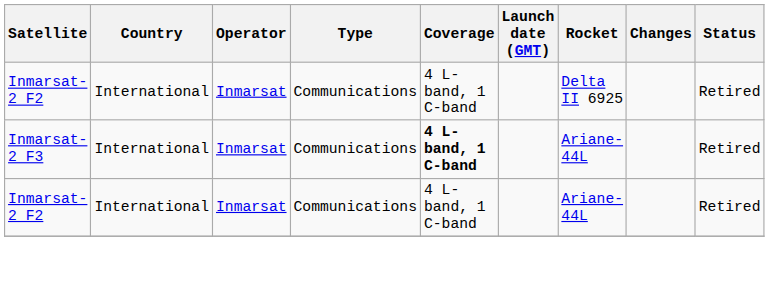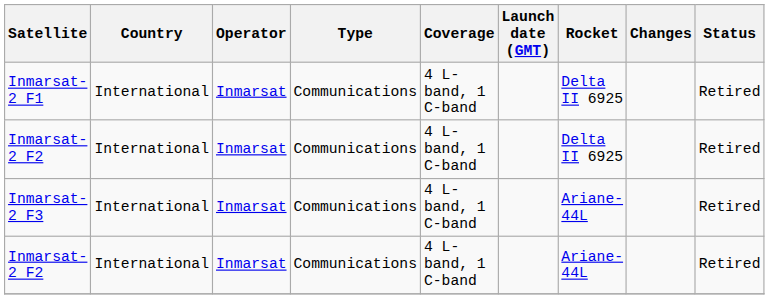+ row: (48, 91)
(455, 149) bold -> (455, 207) normal
